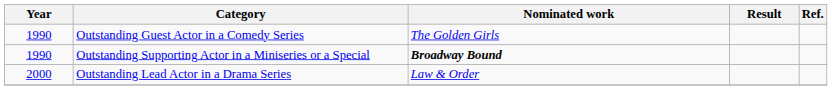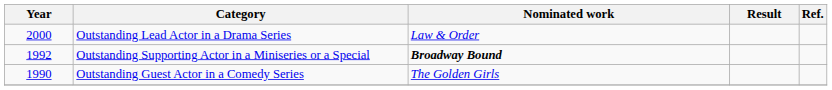rows swapped: (190, 34) <-> (184, 74)
(39, 54) 1990 -> (39, 54) 1992
